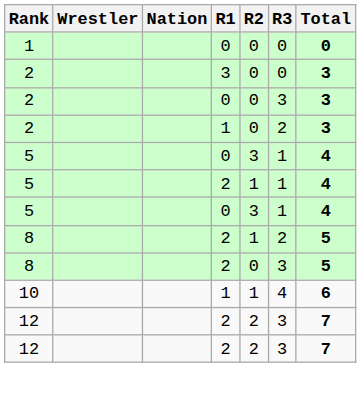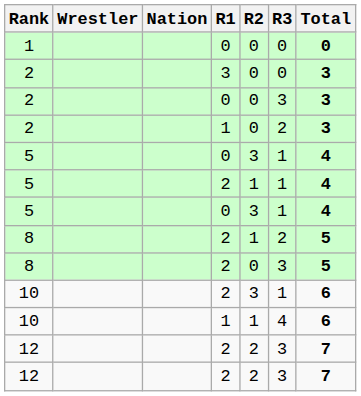+ row: (29, 294)
